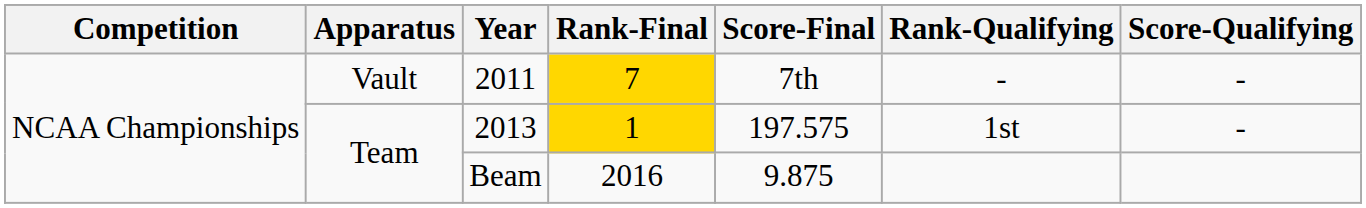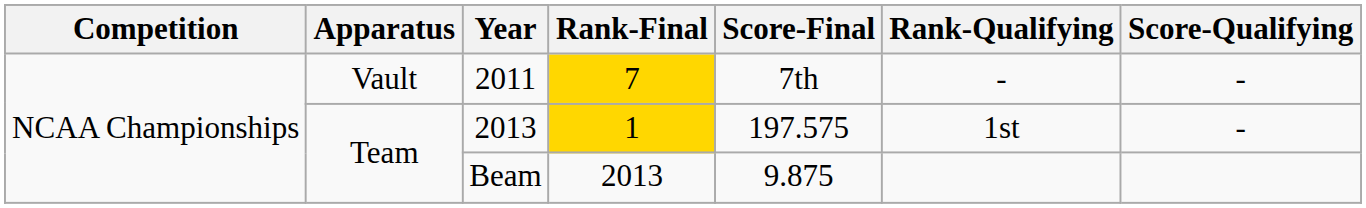(632, 176) 2016 -> (632, 176) 2013
